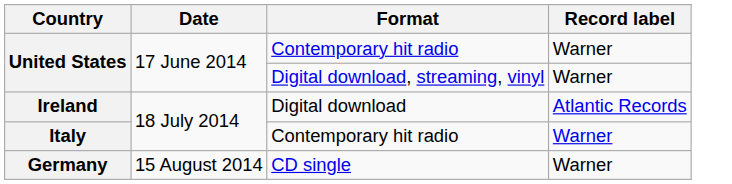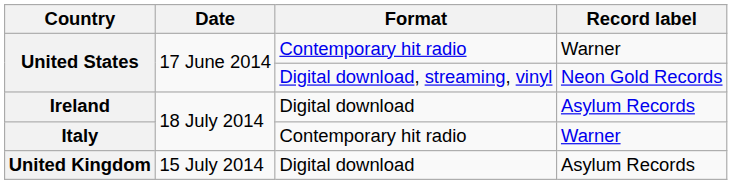(583, 77) Warner -> (642, 77) Neon Gold Records
(620, 106) Atlantic Records -> (628, 106) Asylum Records
+ row: (80, 164)
- row: (68, 164)
